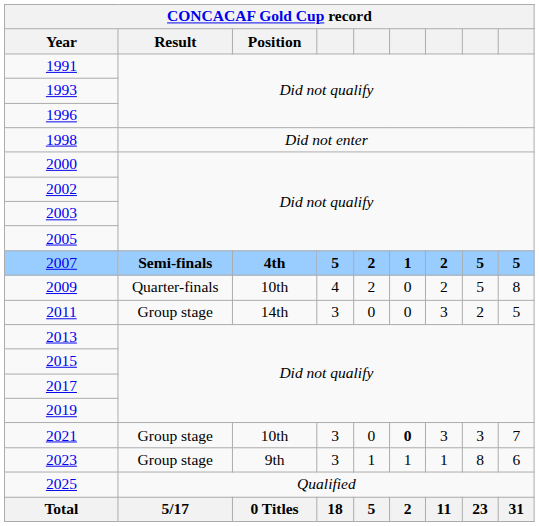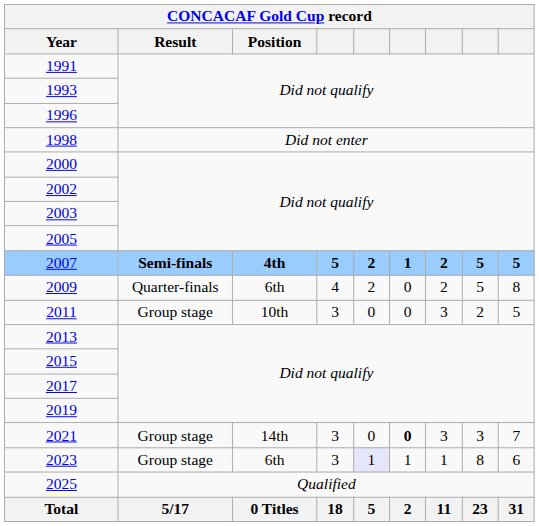(275, 287) 10th -> (275, 287) 6th
(275, 312) 14th -> (275, 312) 10th
(275, 435) 10th -> (275, 435) 14th
(275, 459) 9th -> (275, 459) 6th
(371, 459) no background -> (371, 459) lavender background
